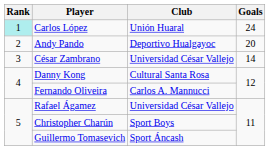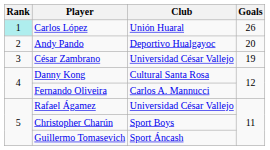(250, 28) 24 -> (250, 28) 26
(250, 59) 14 -> (250, 59) 19
